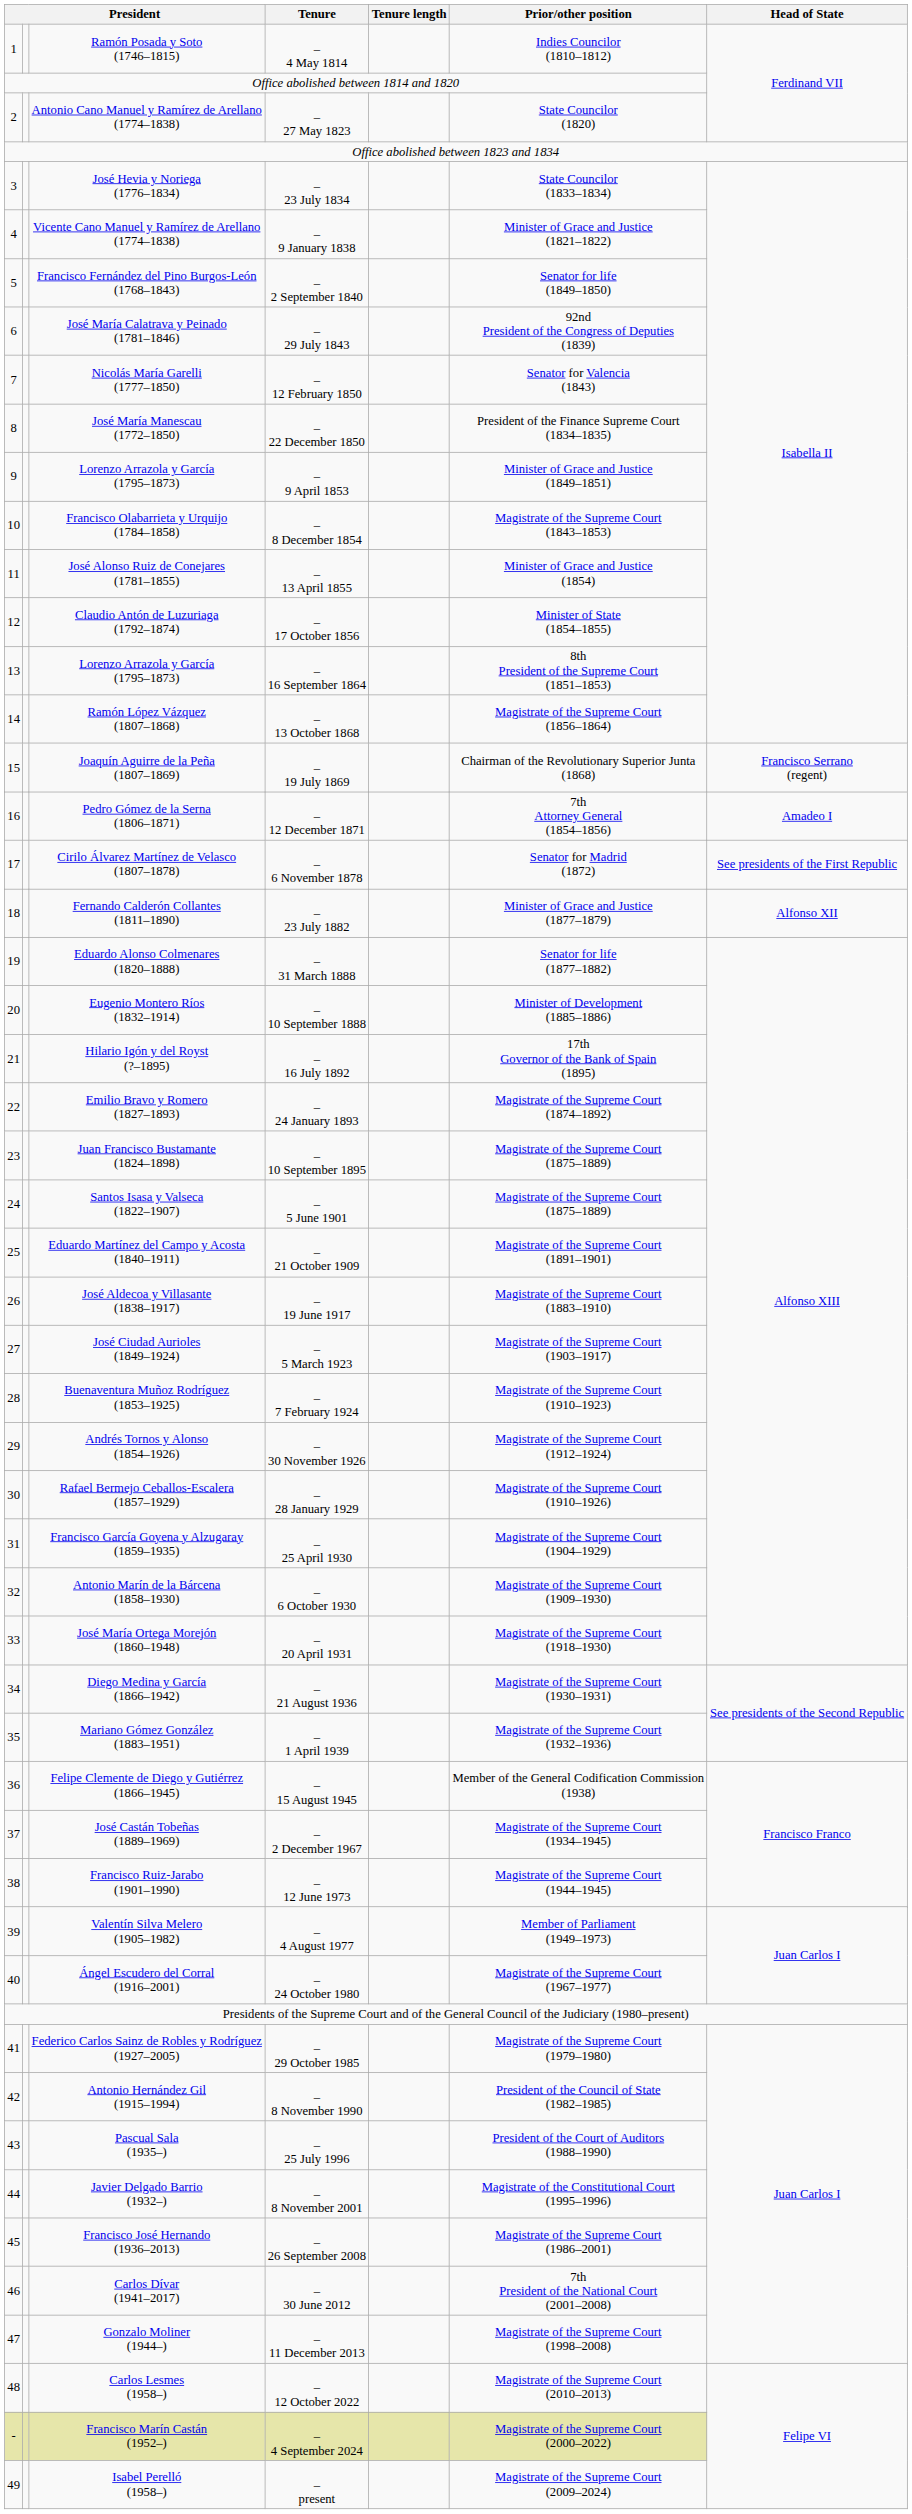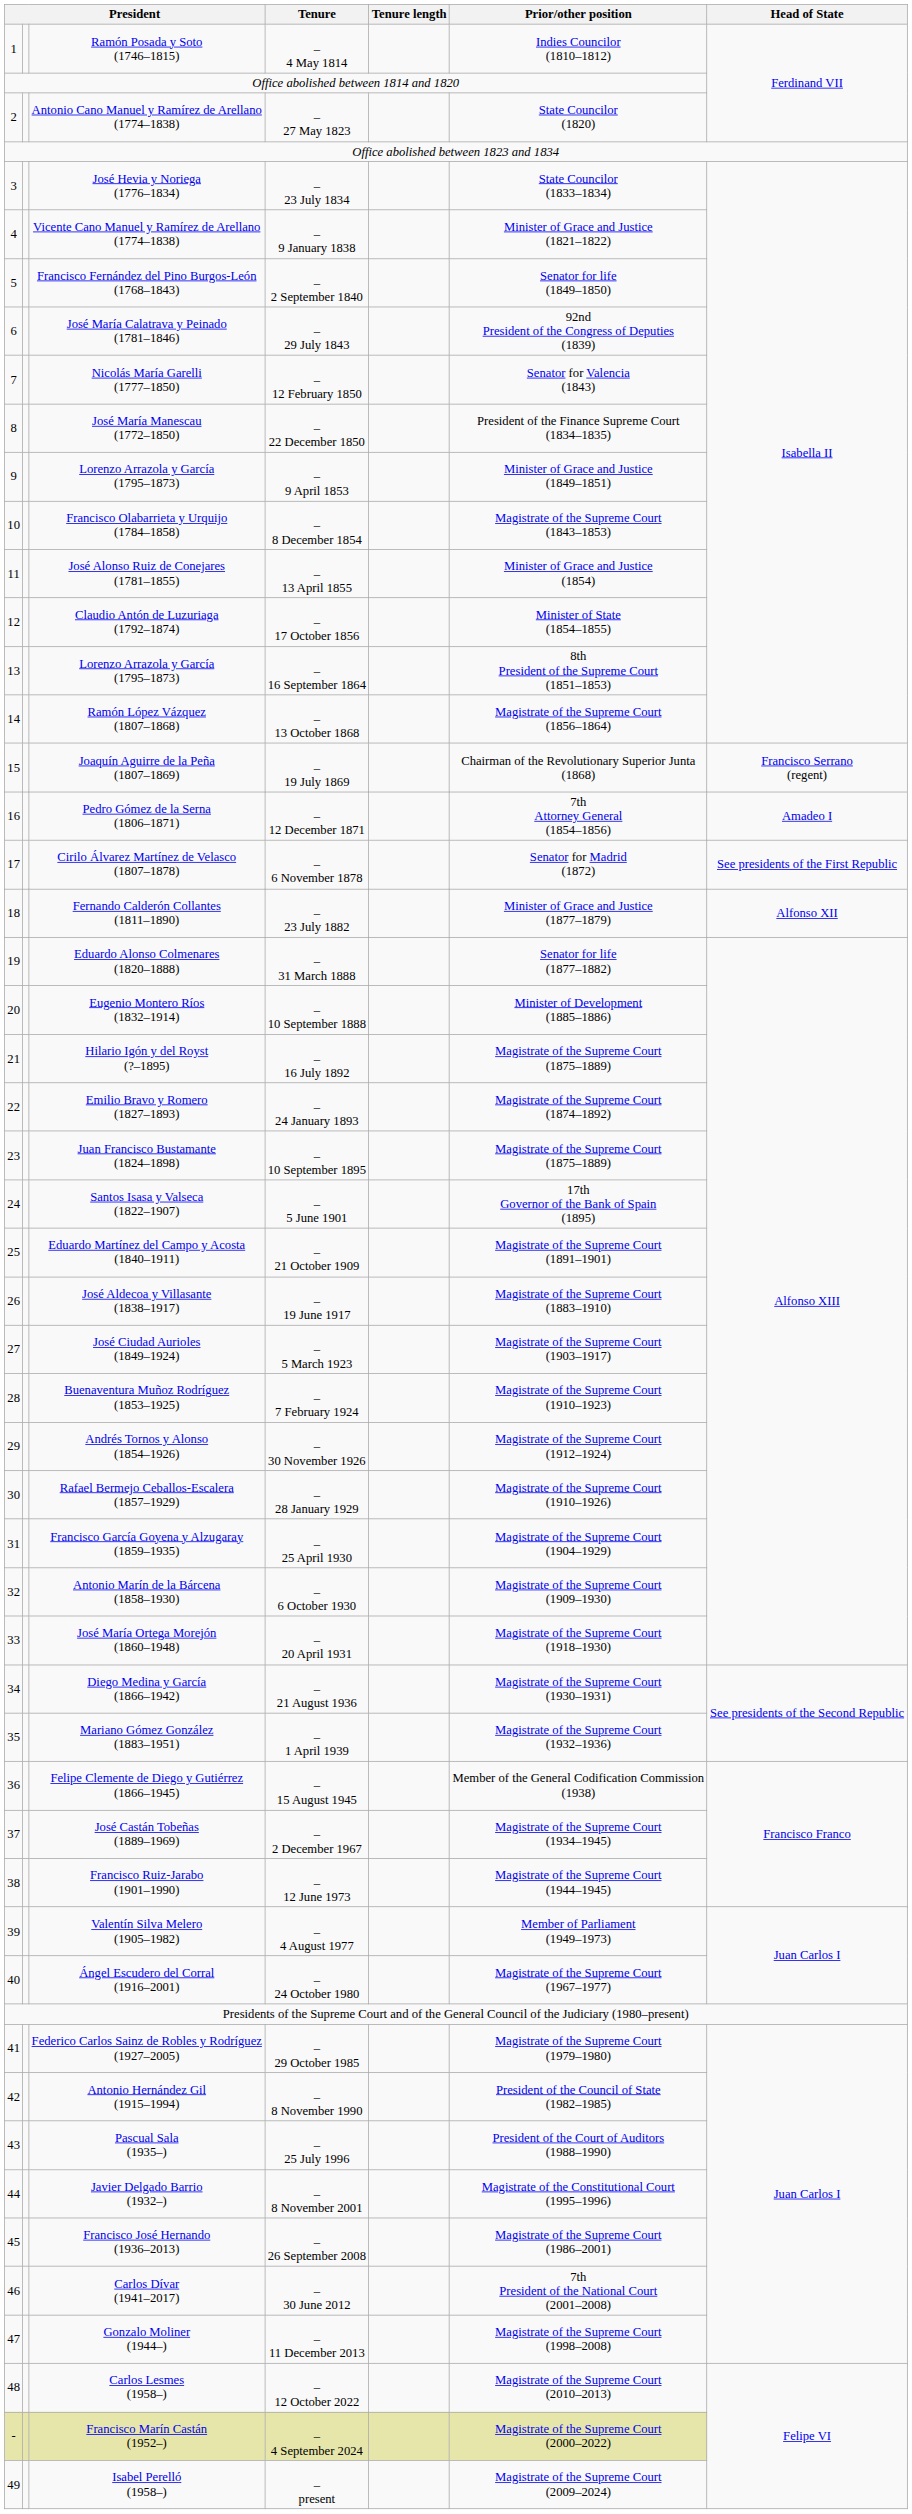(578, 1058) 17th Governor of the Bank of Spain (1895) -> (578, 1058) Magistrate of the Supreme Court (1875–1889)
(578, 1204) Magistrate of the Supreme Court (1875–1889) -> (578, 1204) 17th Governor of the Bank of Spain (1895)
